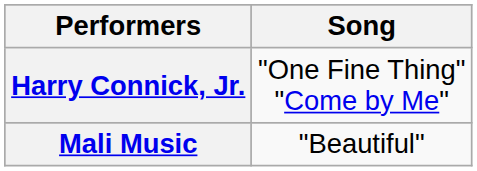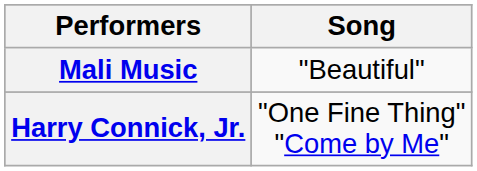rows swapped: (128, 84) <-> (128, 143)
